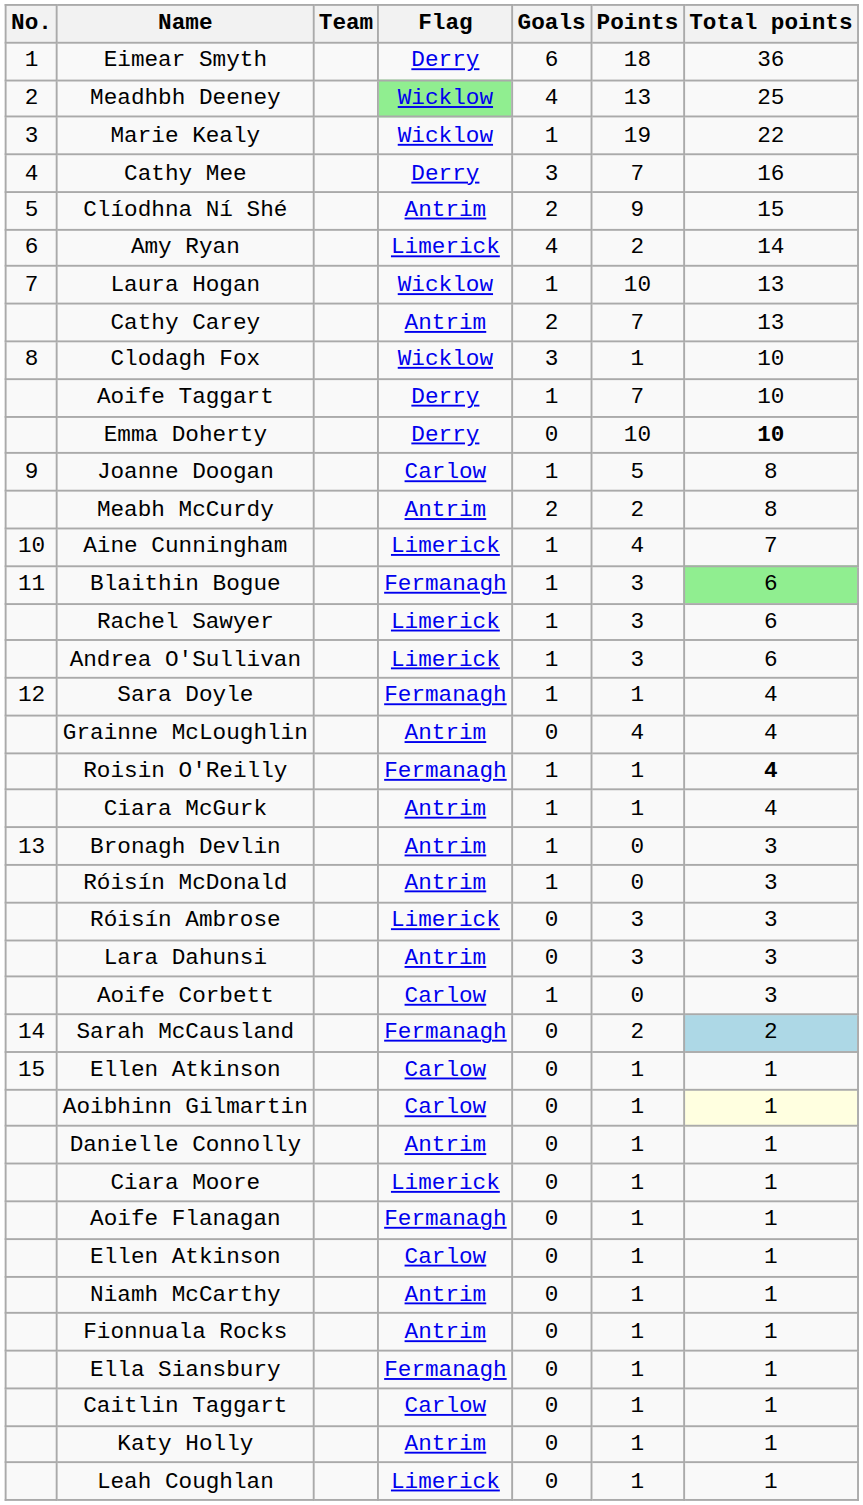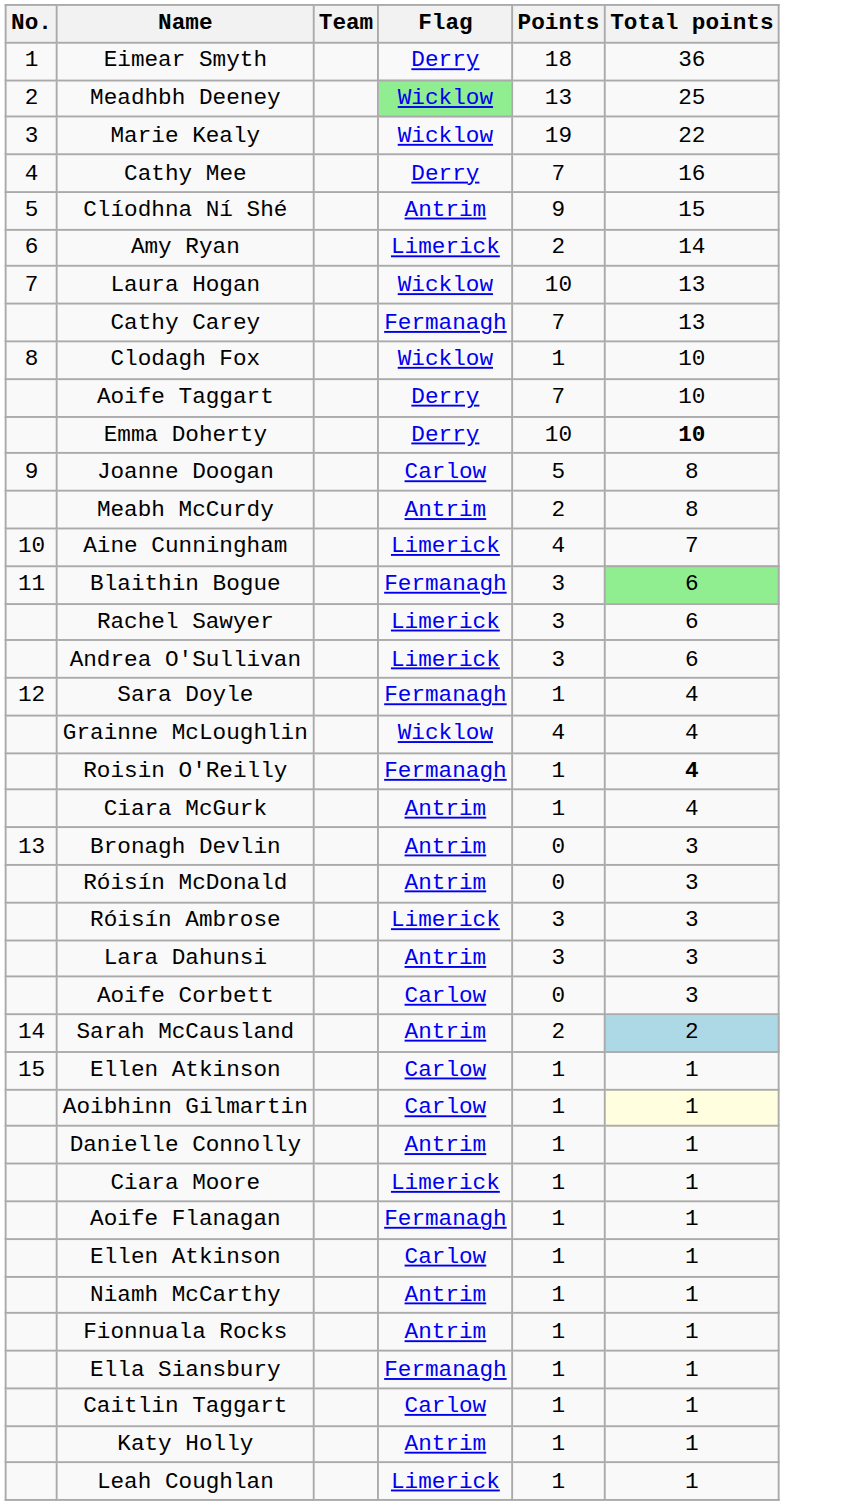- column: (552, 24)
(445, 323) Antrim -> (445, 323) Fermanagh
(445, 734) Antrim -> (445, 734) Wicklow
(445, 1033) Fermanagh -> (445, 1033) Antrim
